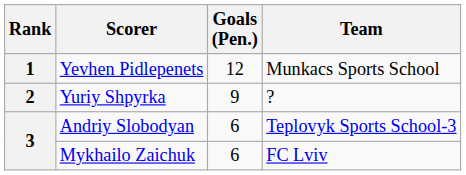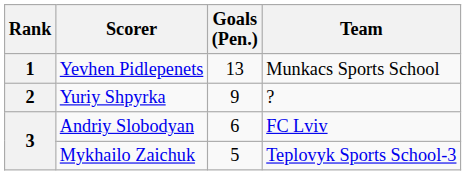(235, 68) 12 -> (235, 68) 13
(361, 126) Teplovyk Sports School-3 -> (297, 126) FC Lviv
(235, 155) 6 -> (235, 155) 5
(297, 155) FC Lviv -> (361, 155) Teplovyk Sports School-3
